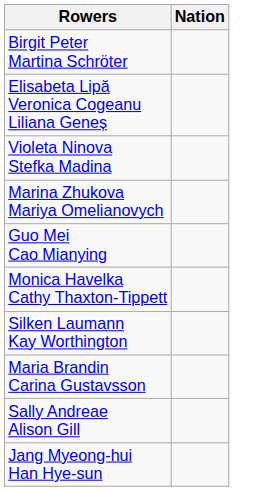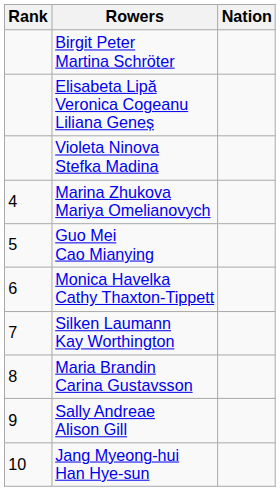+ column: (28, 17)
